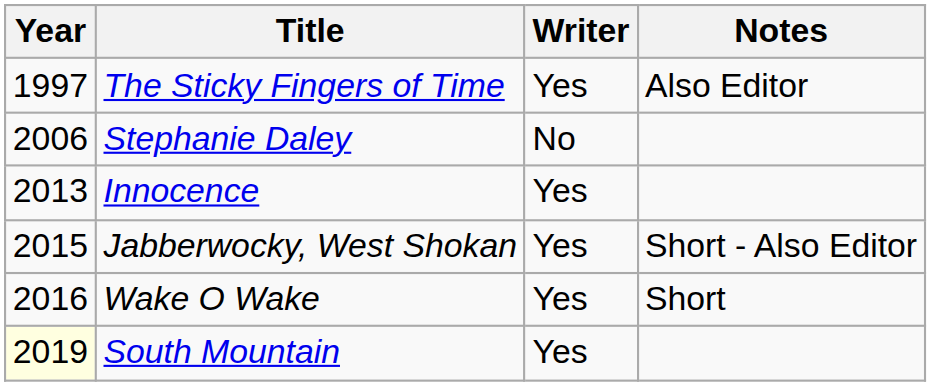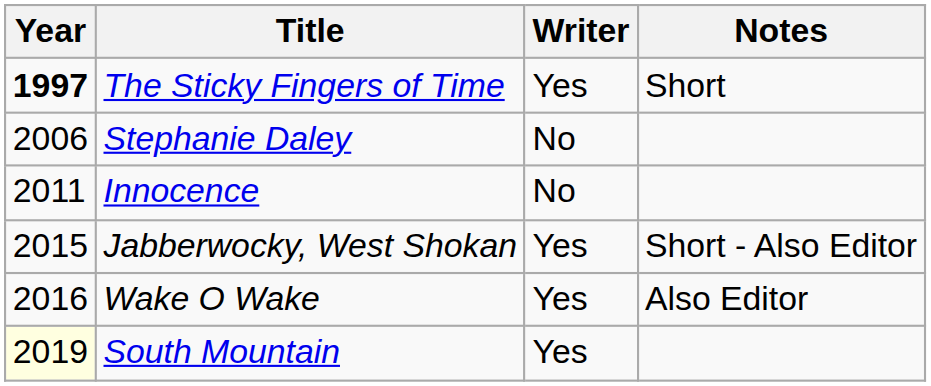(50, 84) normal -> (50, 84) bold
(727, 84) Also Editor -> (685, 84) Short
(50, 191) 2013 -> (49, 191) 2011
(560, 191) Yes -> (554, 191) No
(685, 298) Short -> (727, 298) Also Editor
